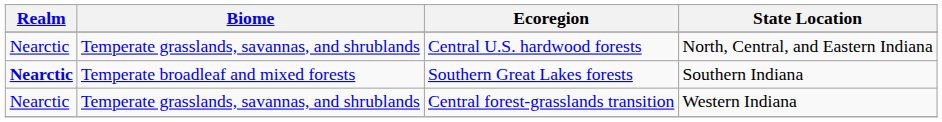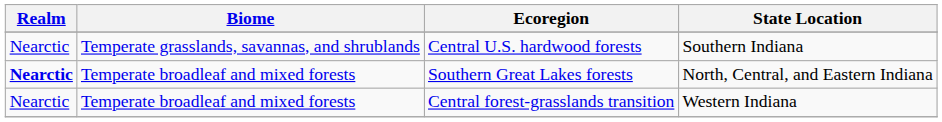(808, 46) North, Central, and Eastern Indiana -> (743, 46) Southern Indiana
(743, 74) Southern Indiana -> (808, 74) North, Central, and Eastern Indiana
(250, 102) Temperate grasslands, savannas, and shrublands -> (218, 102) Temperate broadleaf and mixed forests
